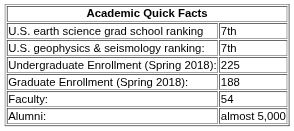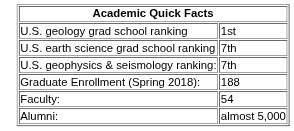+ row: (104, 31)
- row: (112, 65)
